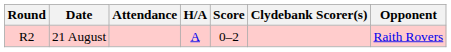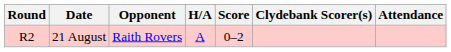columns swapped: (408, 15) <-> (145, 15)
